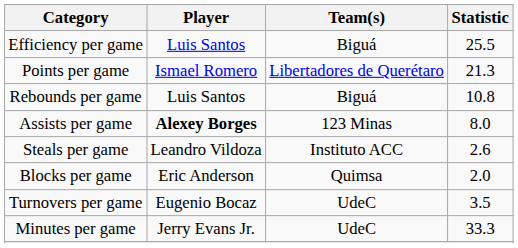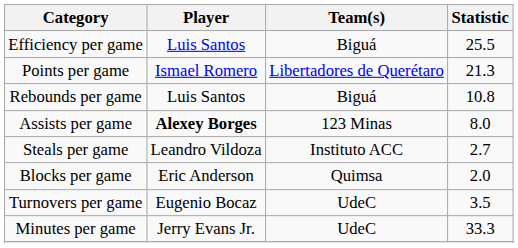(480, 149) 2.6 -> (480, 149) 2.7
